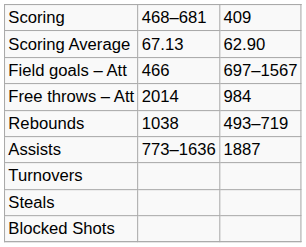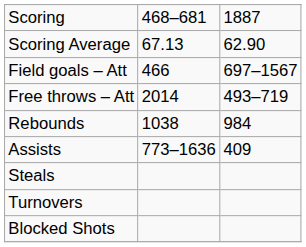(237, 17) 409 -> (242, 17) 1887
(237, 96) 984 -> (256, 96) 493–719
(256, 123) 493–719 -> (237, 123) 984
(242, 149) 1887 -> (237, 149) 409
rows swapped: (46, 176) <-> (31, 202)
